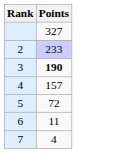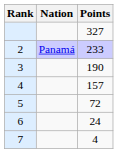+ column: (57, 13)
(54, 67) bold -> (95, 67) normal
(54, 121) 11 -> (95, 121) 24
